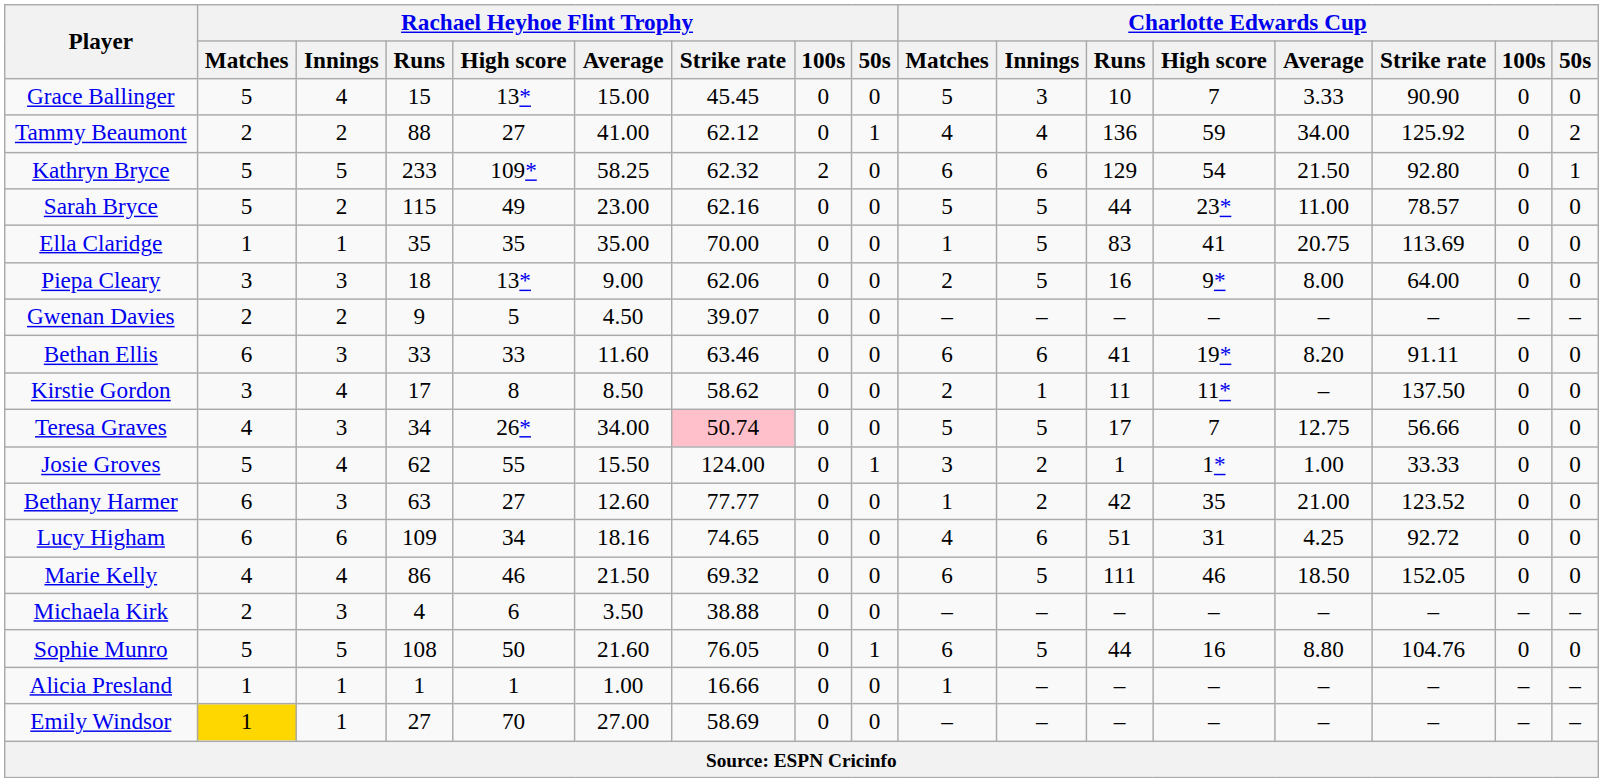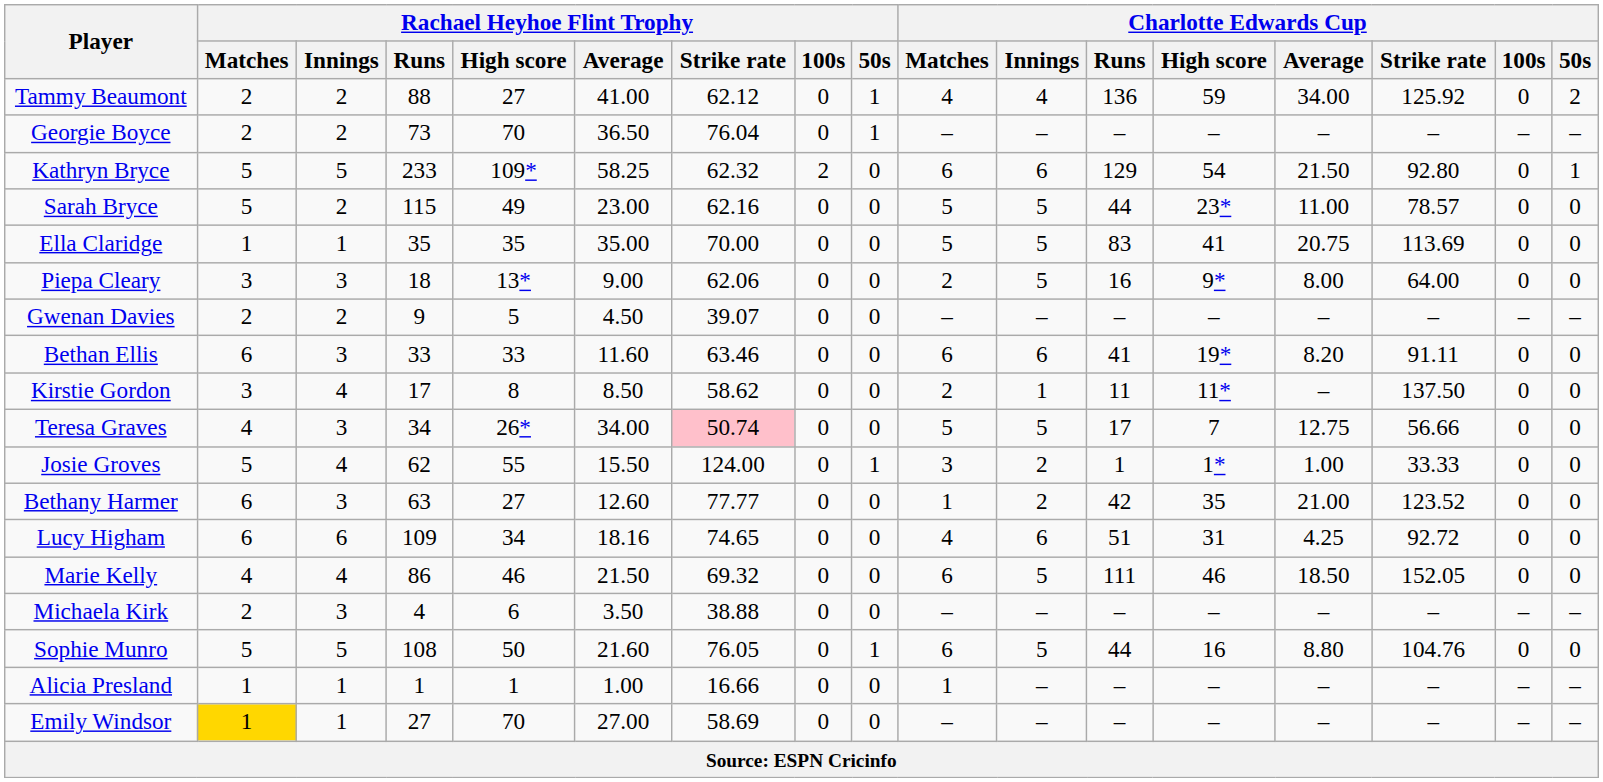- row: (101, 96)
+ row: (101, 133)
(947, 243) 1 -> (947, 243) 5
